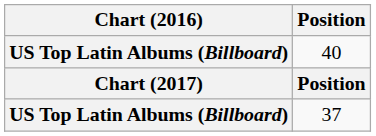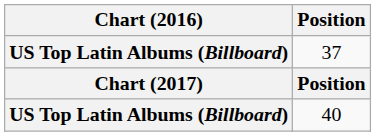rows swapped: (331, 114) <-> (331, 51)
